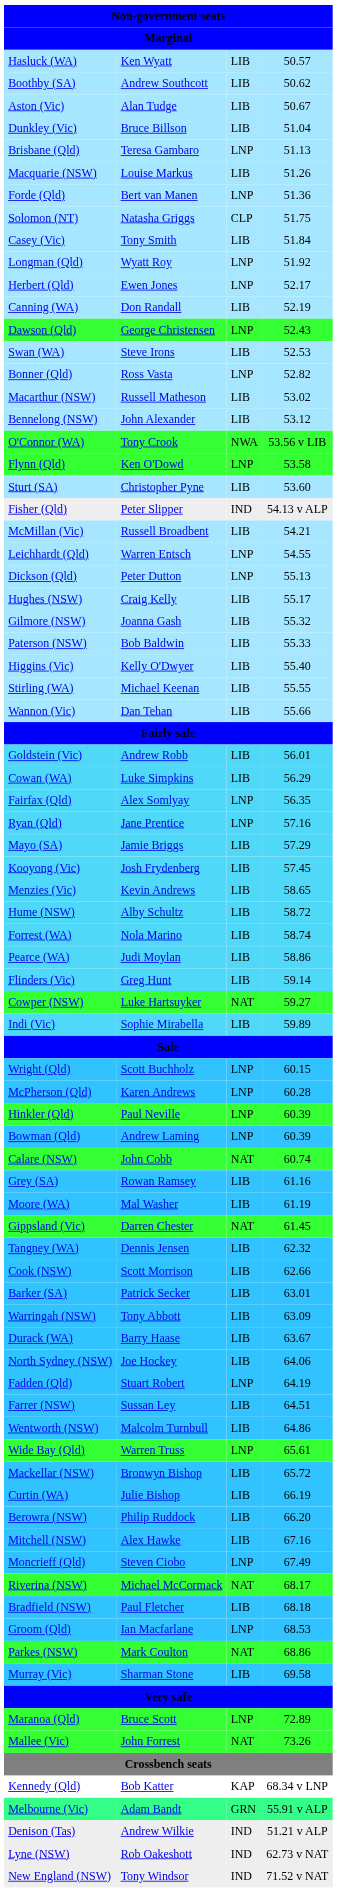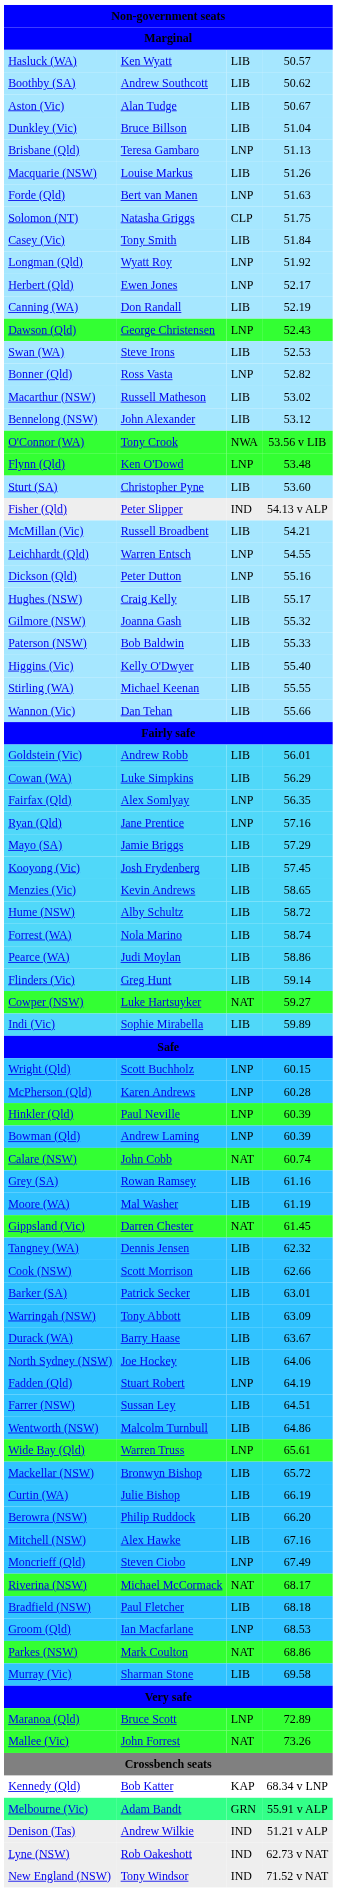(297, 195) 51.36 -> (297, 195) 51.63
(297, 464) 53.58 -> (297, 464) 53.48
(297, 576) 55.13 -> (297, 576) 55.16
